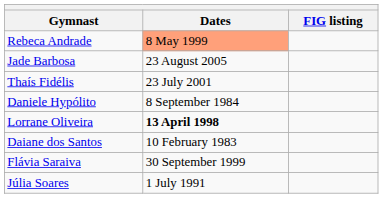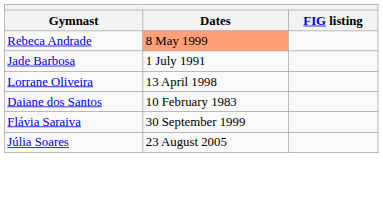(186, 61) 23 August 2005 -> (176, 61) 1 July 1991
- row: (41, 81)
- row: (52, 101)
(182, 122) bold -> (181, 81) normal
(176, 182) 1 July 1991 -> (186, 142) 23 August 2005
